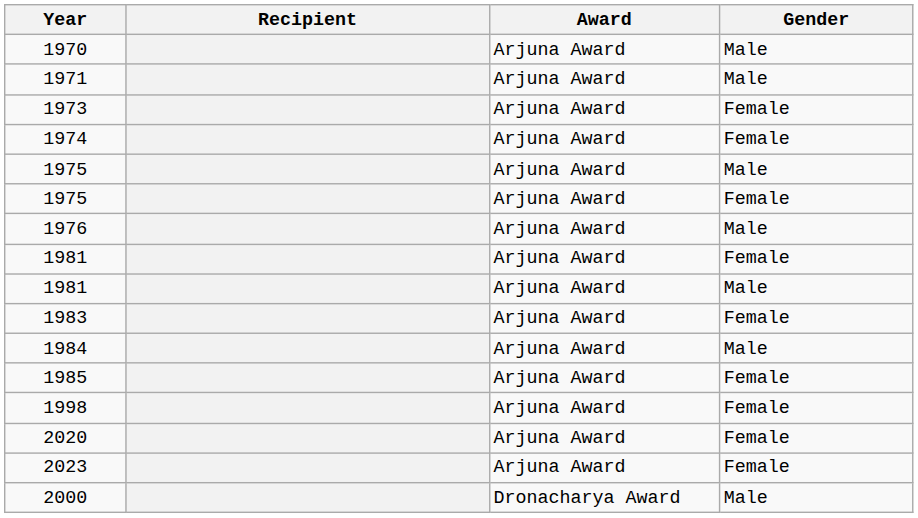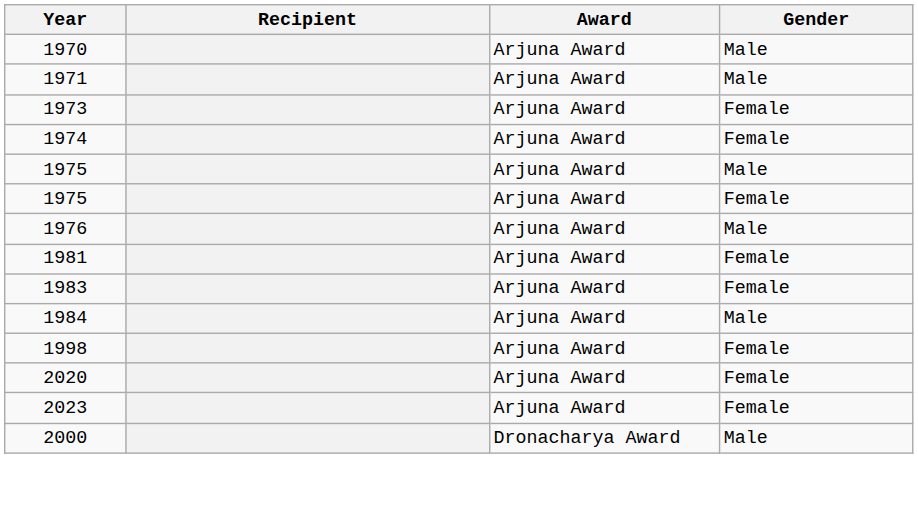- row: (65, 289)
- row: (65, 378)
